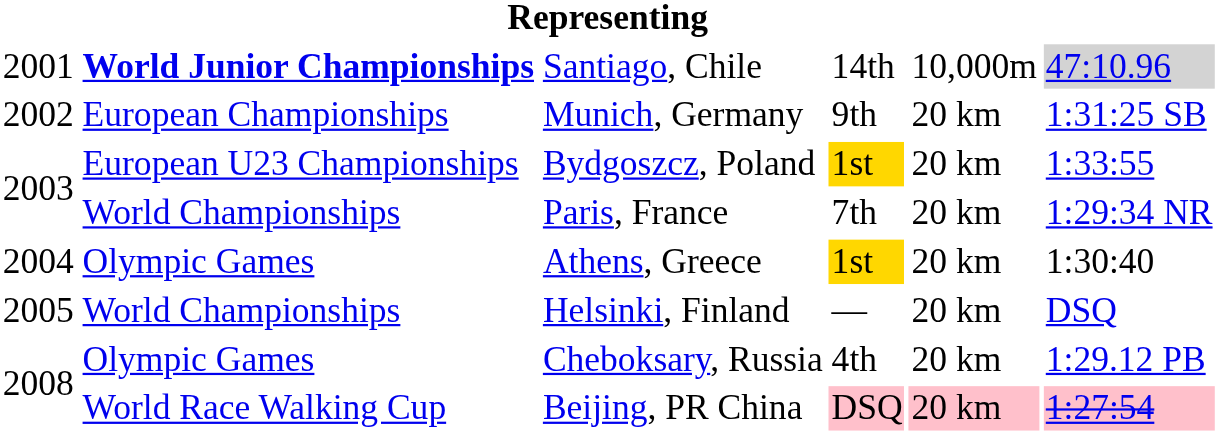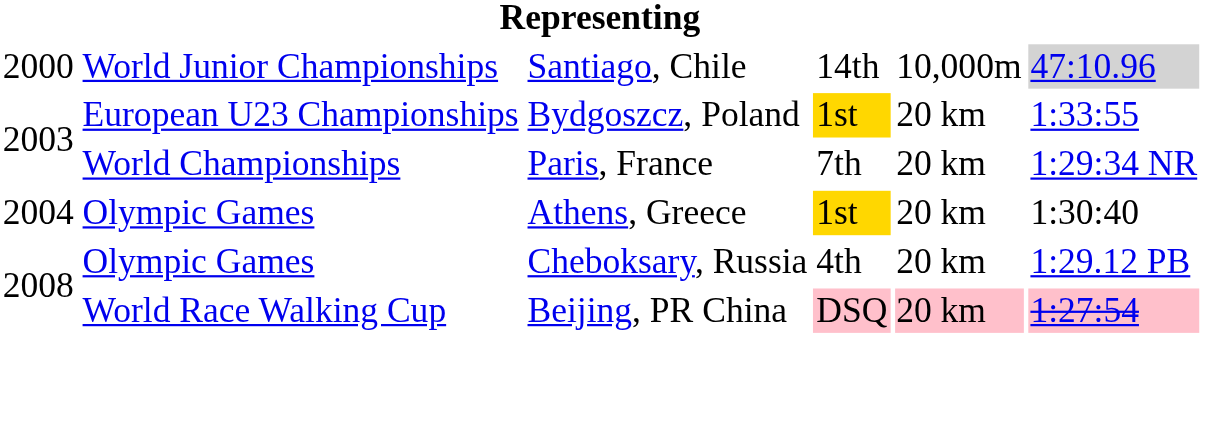(38, 65) 2001 -> (38, 65) 2000
(308, 65) bold -> (290, 65) normal
- row: (673, 114)
- row: (666, 310)
